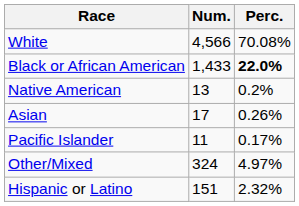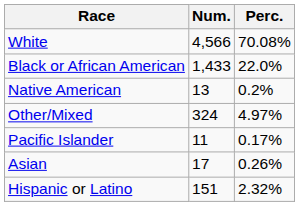(260, 66) bold -> (260, 66) normal
rows swapped: (27, 115) <-> (50, 164)
